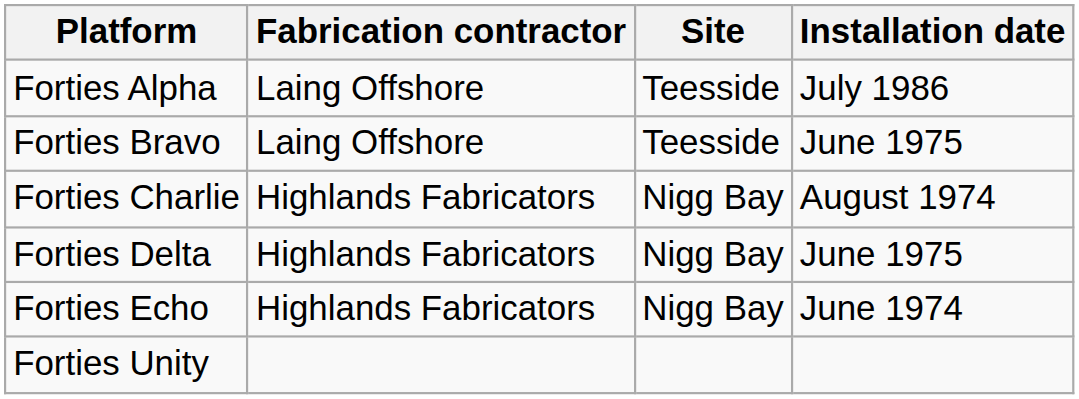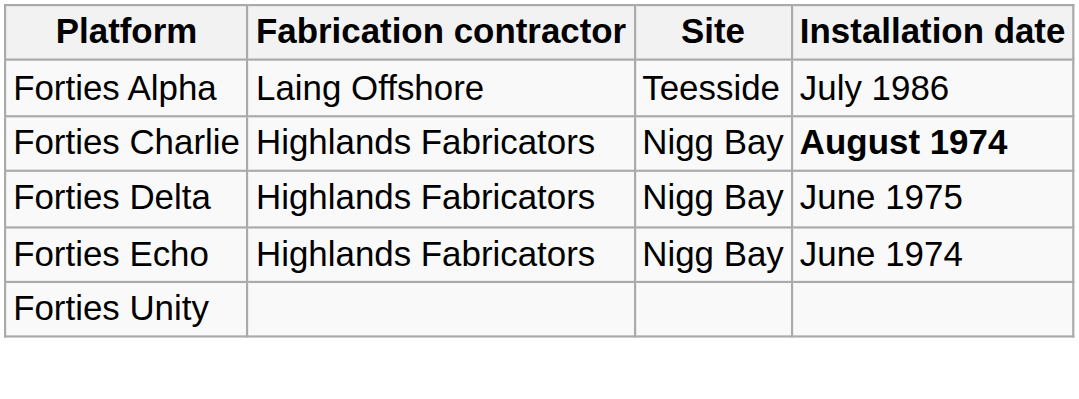- row: (117, 142)
(898, 198) normal -> (904, 142) bold
